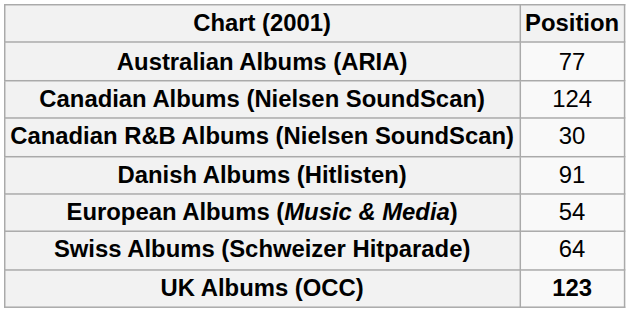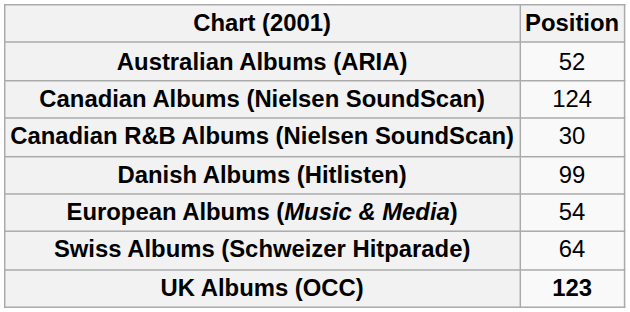(572, 61) 77 -> (572, 61) 52
(572, 174) 91 -> (572, 174) 99
